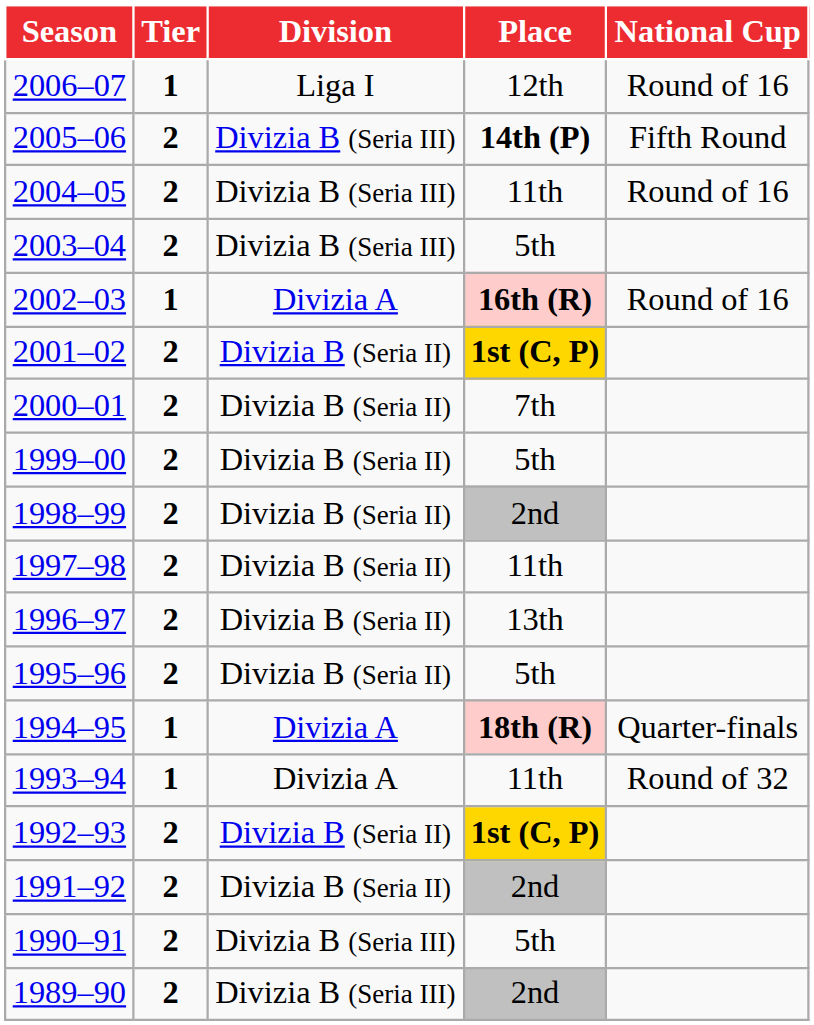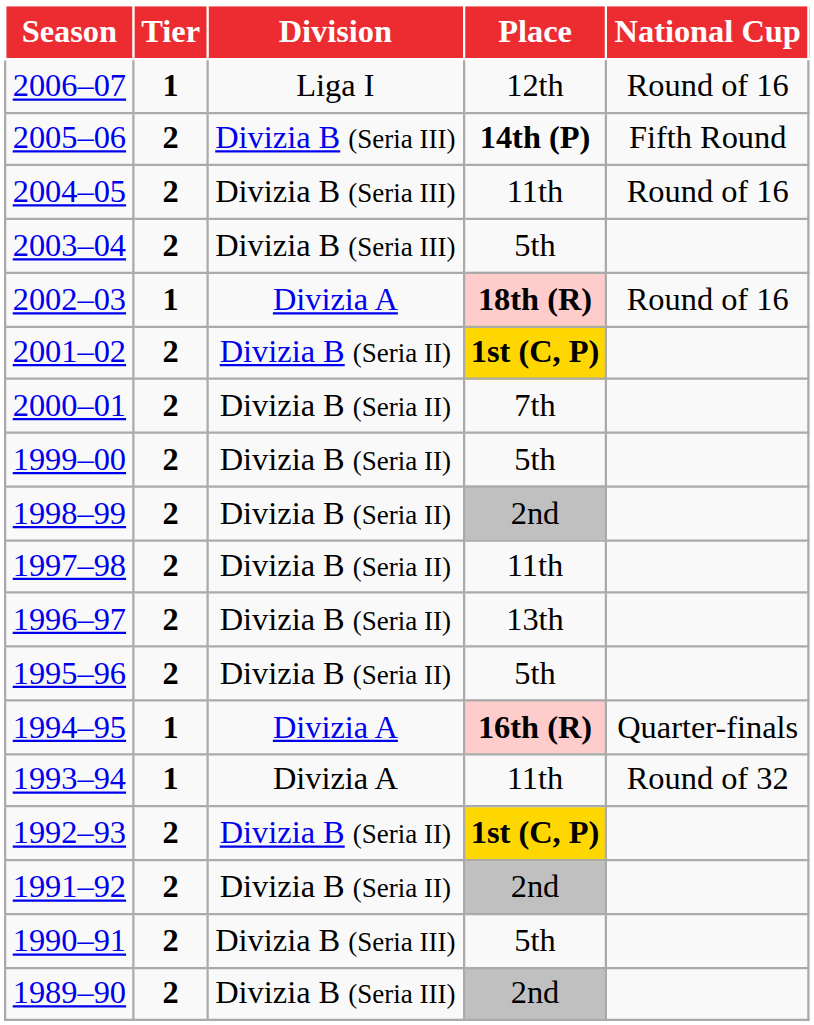(535, 298) 16th (R) -> (535, 298) 18th (R)
(535, 726) 18th (R) -> (535, 726) 16th (R)
